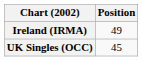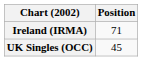(116, 30) 49 -> (116, 30) 71
